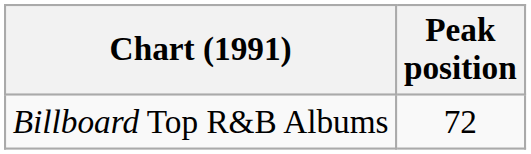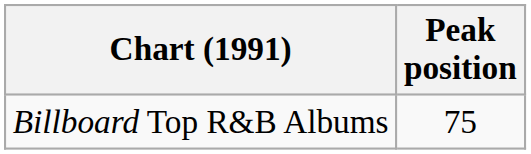(460, 121) 72 -> (460, 121) 75
